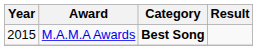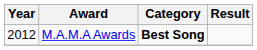(22, 34) 2015 -> (22, 34) 2012
